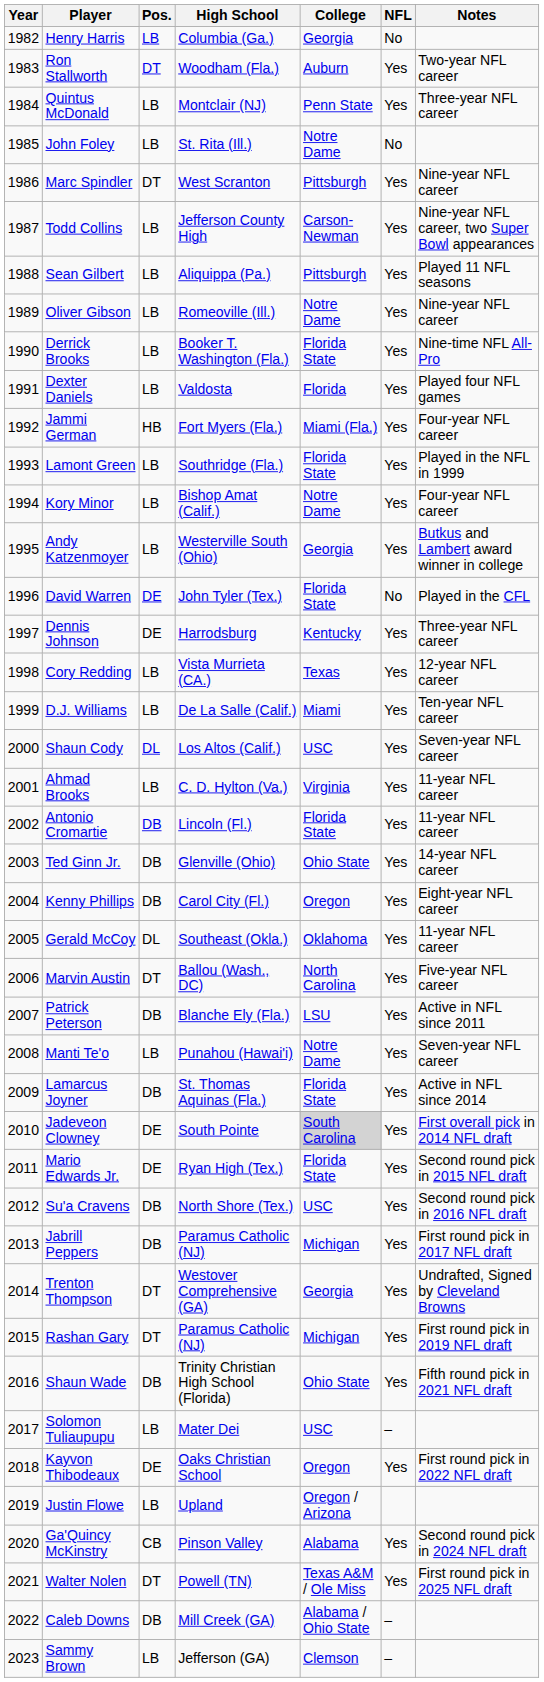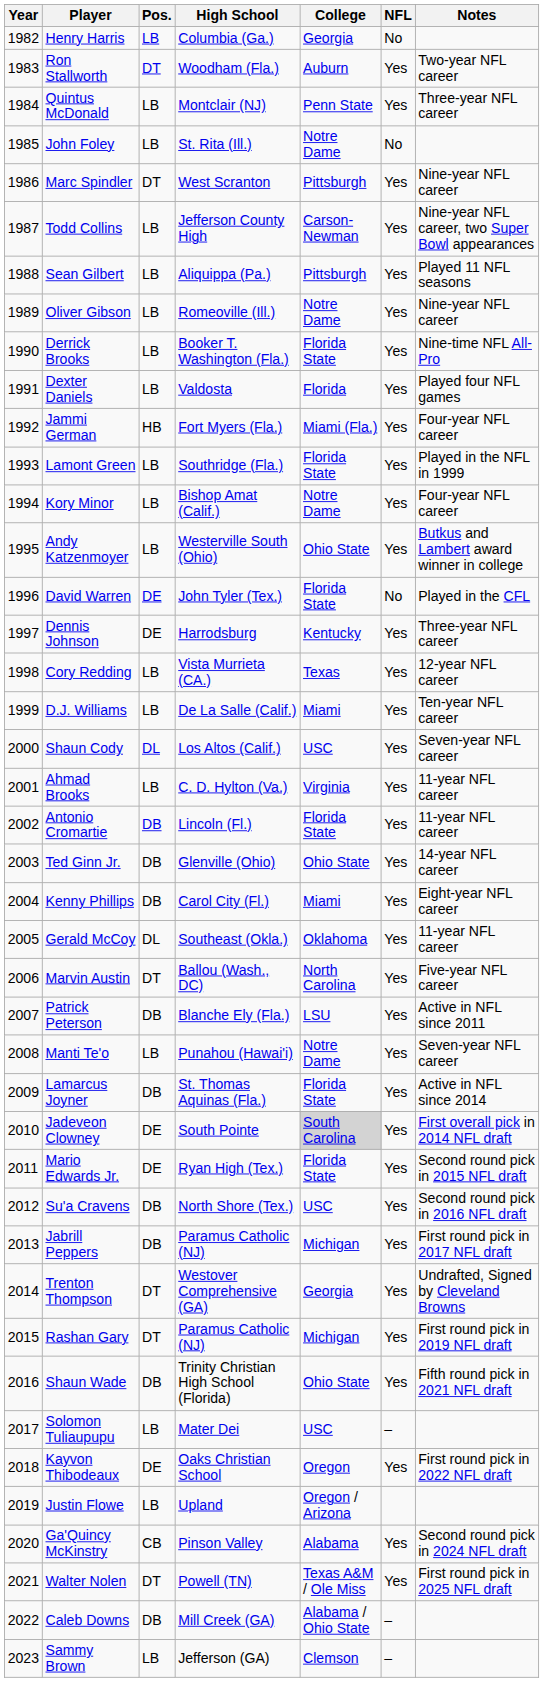(328, 550) Georgia -> (336, 550) Ohio State
(327, 901) Oregon -> (322, 901) Miami
